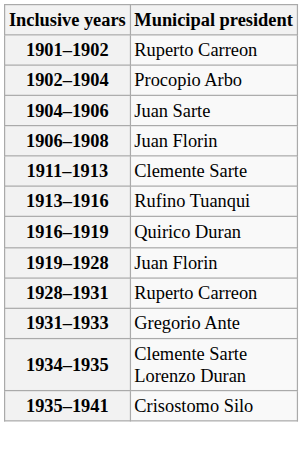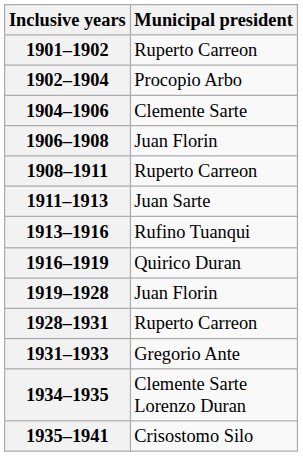(172, 110) Juan Sarte -> (191, 110) Clemente Sarte
+ row: (67, 171)
(191, 171) Clemente Sarte -> (172, 201) Juan Sarte
